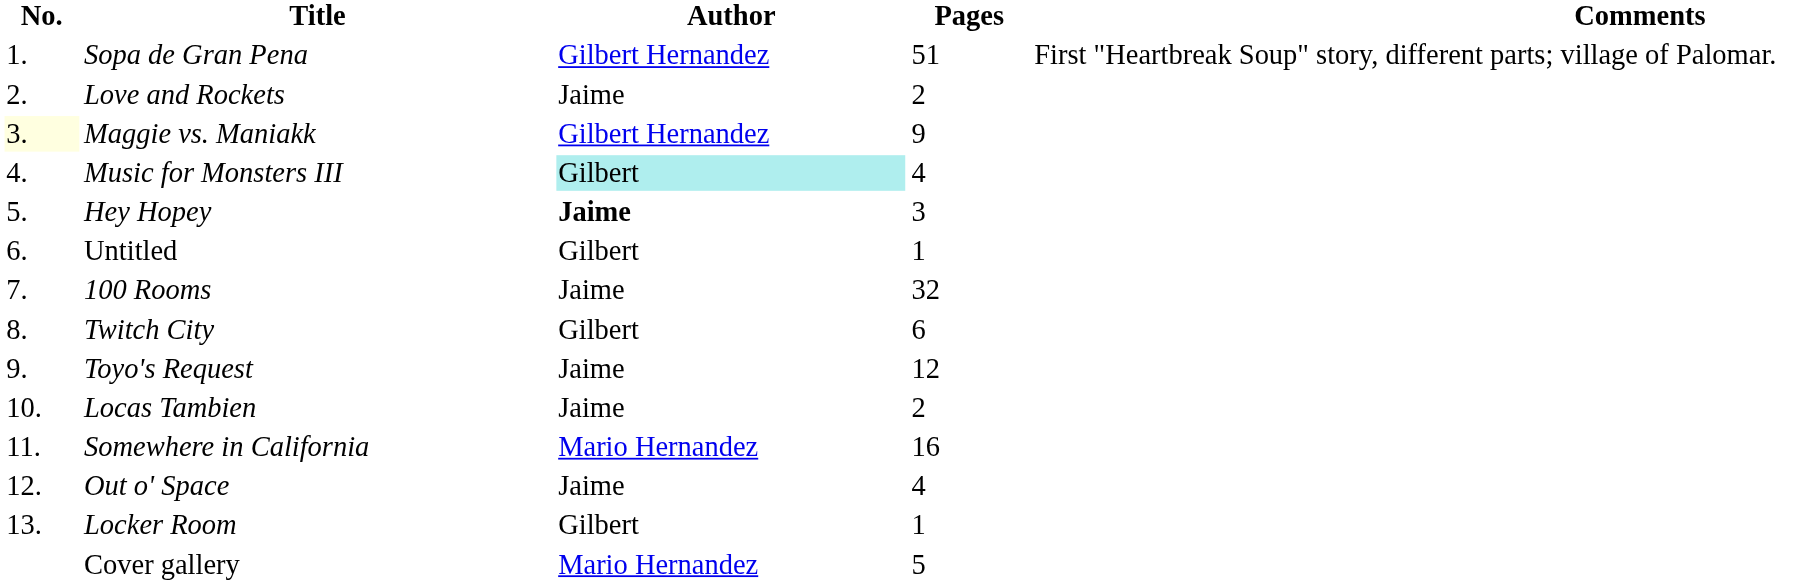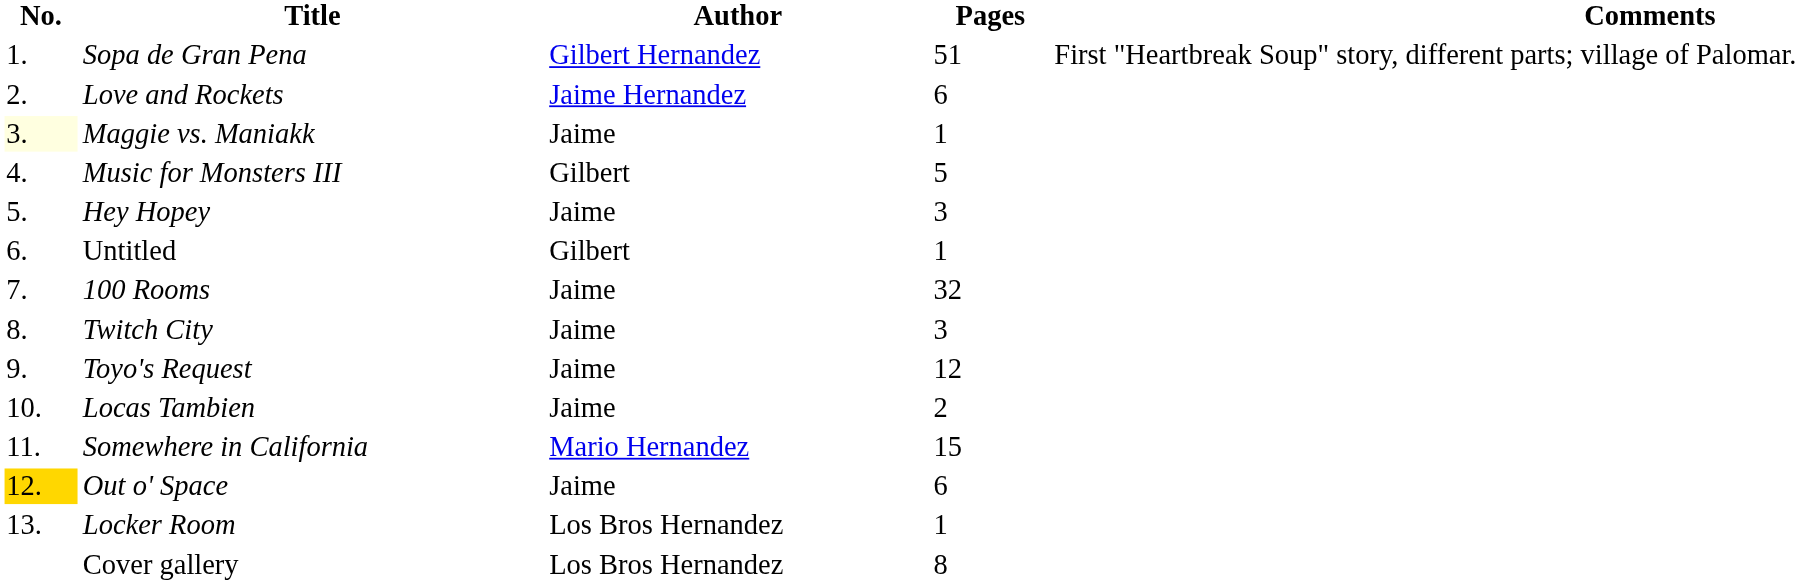(591, 94) Jaime -> (648, 94) Jaime Hernandez
(919, 94) 2 -> (941, 94) 6
(664, 133) Gilbert Hernandez -> (582, 133) Jaime
(919, 133) 9 -> (941, 133) 1
(599, 172) paleturquoise background -> (590, 172) no background
(919, 172) 4 -> (941, 172) 5
(595, 211) bold -> (582, 211) normal
(599, 329) Gilbert -> (582, 329) Jaime
(919, 329) 6 -> (941, 329) 3
(926, 446) 16 -> (948, 446) 15
(24, 485) no background -> (24, 485) gold background
(919, 485) 4 -> (941, 485) 6
(599, 525) Gilbert -> (666, 525) Los Bros Hernandez
(658, 564) Mario Hernandez -> (666, 564) Los Bros Hernandez
(919, 564) 5 -> (941, 564) 8
